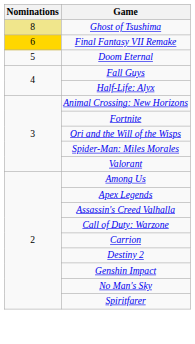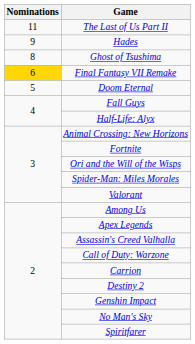+ row: (126, 27)
+ row: (126, 42)
(33, 27) khaki background -> (33, 57) no background
